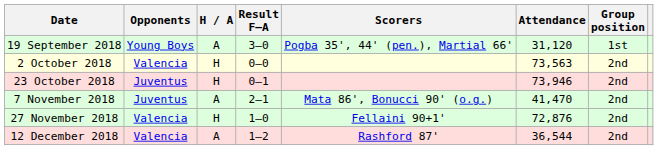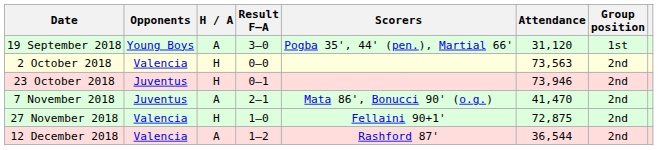(552, 118) 72,876 -> (552, 118) 72,875
